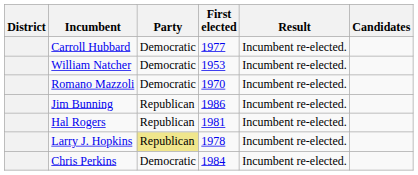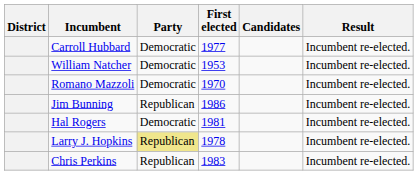columns swapped: (294, 27) <-> (381, 27)
(167, 122) Republican -> (168, 122) Democratic
(168, 160) Democratic -> (167, 160) Republican
(213, 160) 1984 -> (213, 160) 1983
